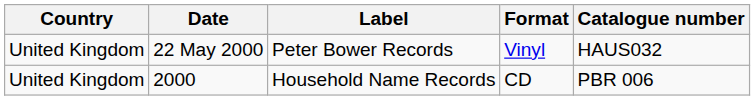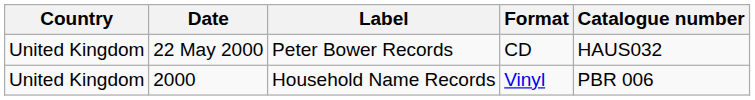(525, 49) Vinyl -> (518, 49) CD
(518, 79) CD -> (525, 79) Vinyl
